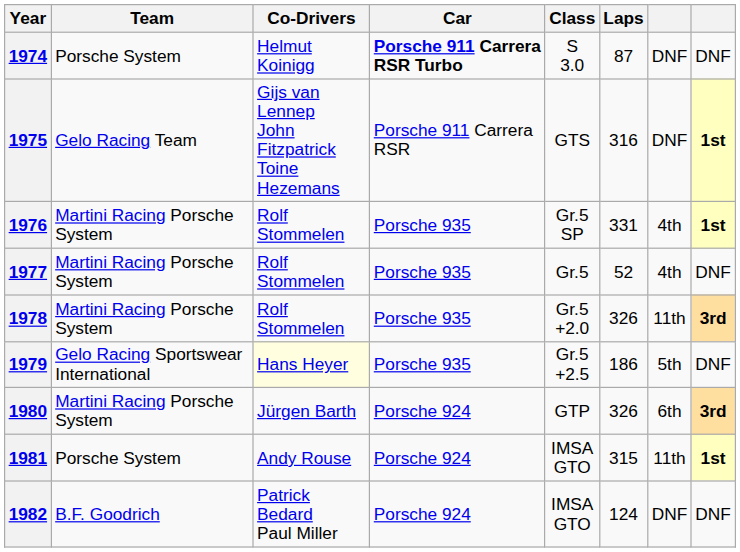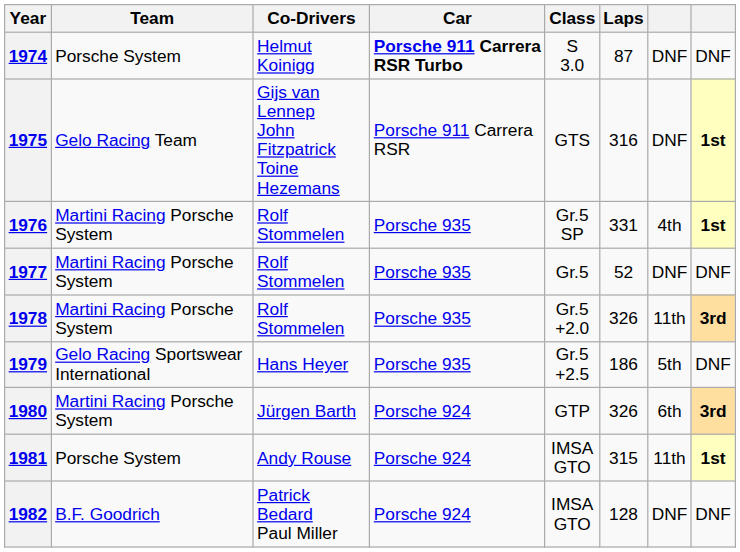(670, 272) 4th -> (670, 272) DNF
(303, 365) lightyellow background -> (303, 365) no background
(623, 514) 124 -> (623, 514) 128
